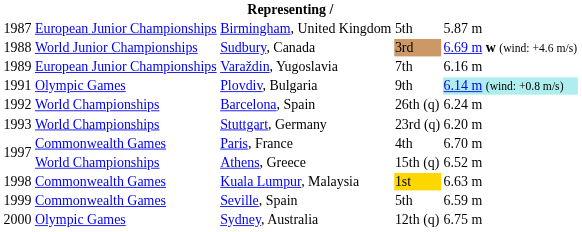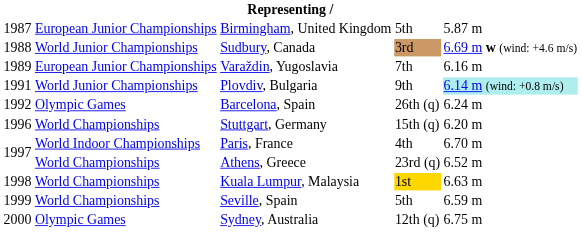(80, 86) Olympic Games -> (116, 86) World Junior Championships
(97, 105) World Championships -> (80, 105) Olympic Games
(18, 124) 1993 -> (18, 124) 1996
(418, 124) 23rd (q) -> (417, 124) 15th (q)
(100, 143) Commonwealth Games -> (117, 143) World Indoor Championships
(417, 162) 15th (q) -> (418, 162) 23rd (q)
(100, 181) Commonwealth Games -> (97, 181) World Championships
(100, 200) Commonwealth Games -> (97, 200) World Championships
